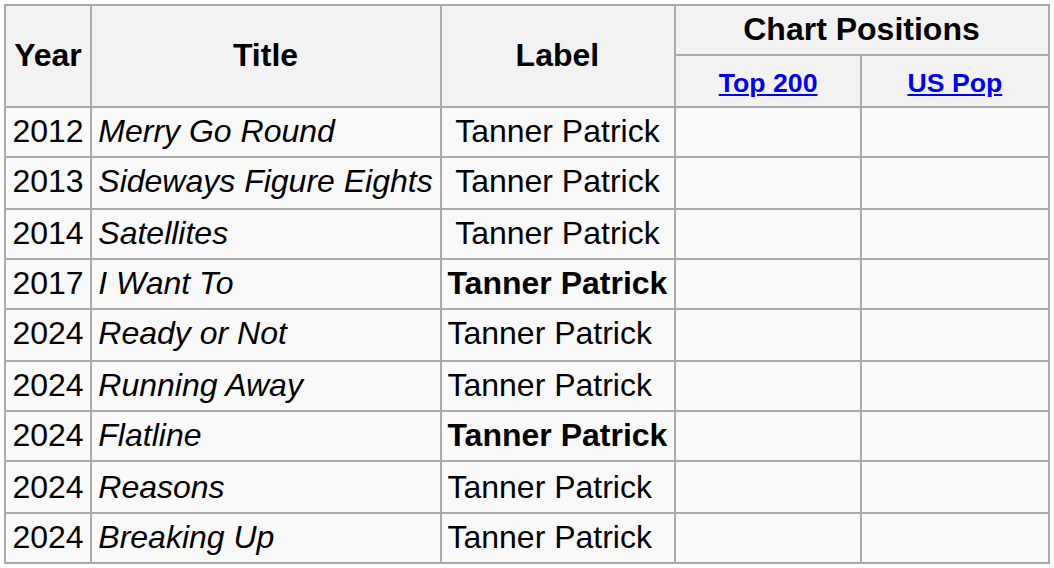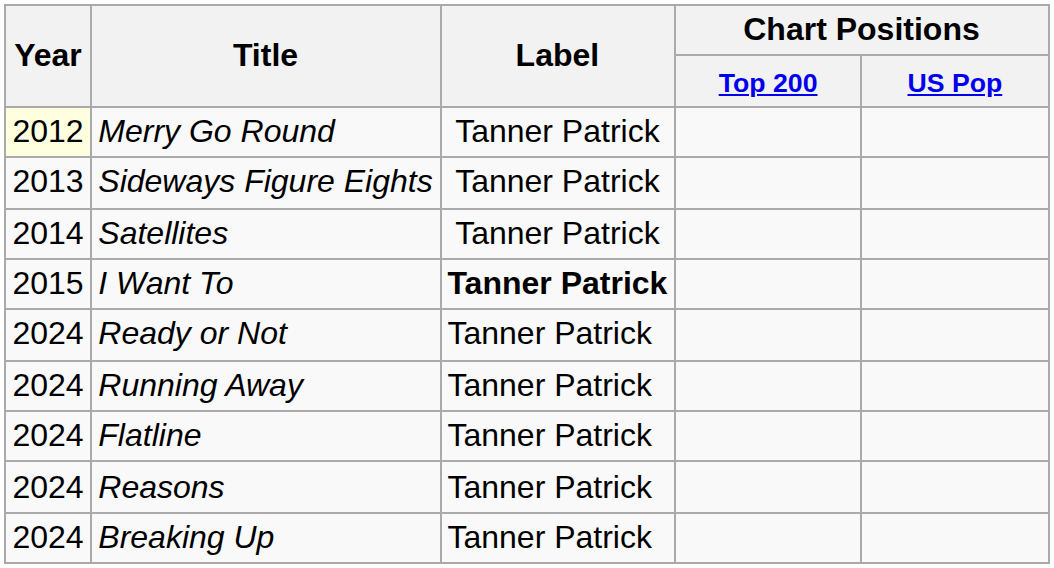(48, 131) no background -> (48, 131) lightyellow background
(48, 283) 2017 -> (48, 283) 2015
(557, 435) bold -> (550, 435) normal
